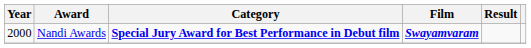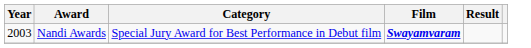(19, 33) 2000 -> (19, 33) 2003
(255, 33) bold -> (246, 33) normal
